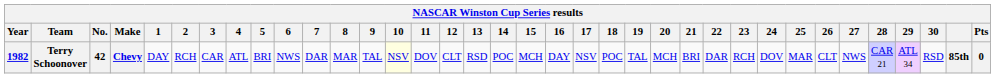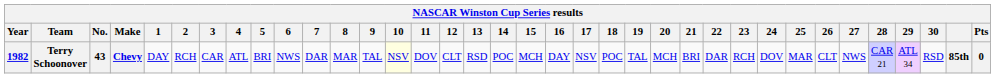(100, 57) 42 -> (100, 57) 43
